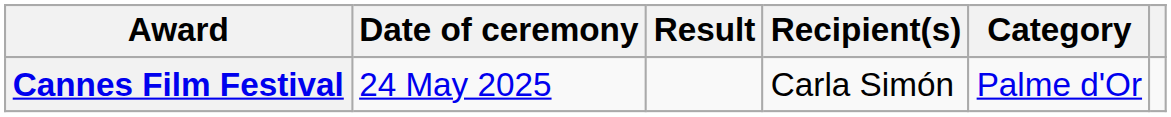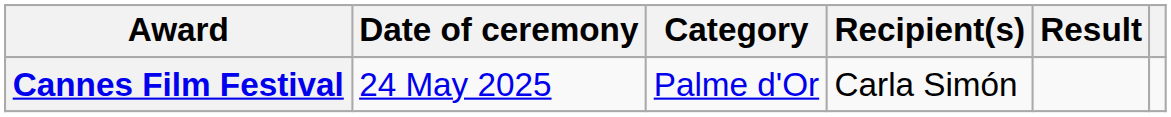columns swapped: (1059, 30) <-> (705, 30)
